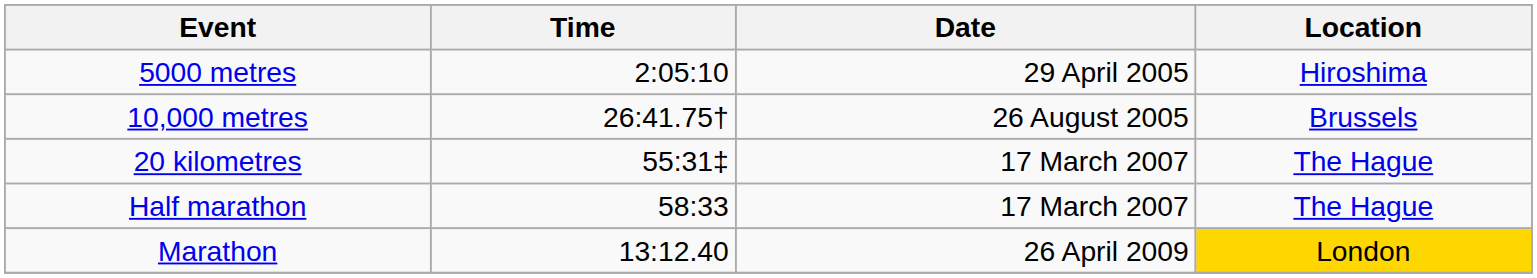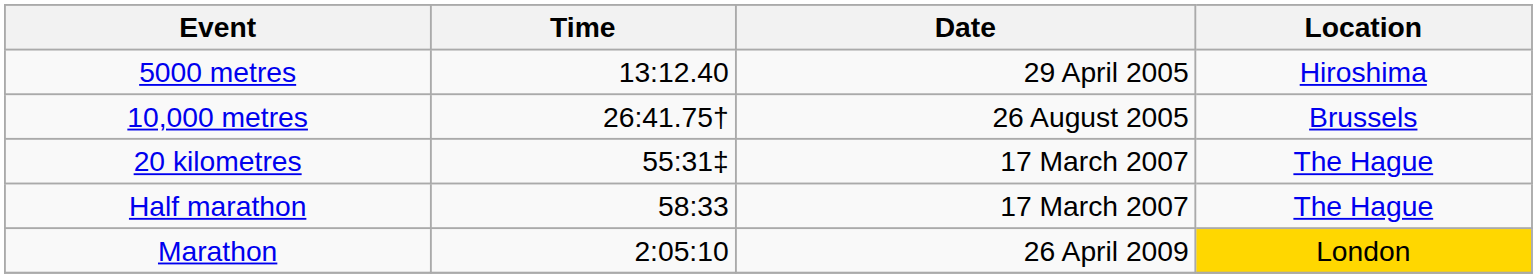(682, 72) 2:05:10 -> (674, 72) 13:12.40
(674, 251) 13:12.40 -> (682, 251) 2:05:10
